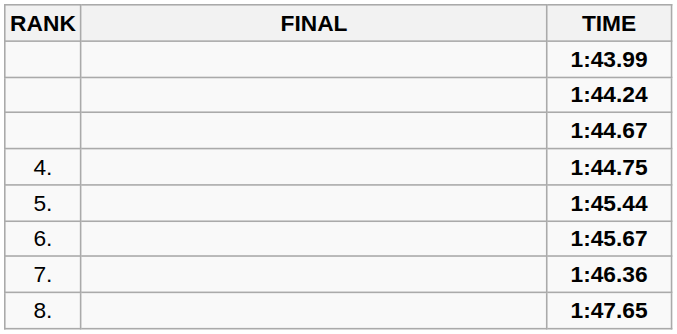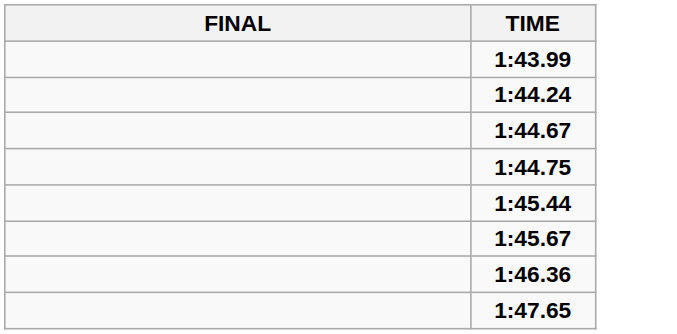- column: (43, 23)
